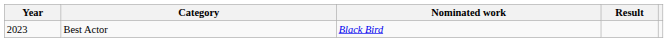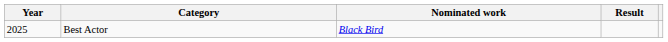(17, 29) 2023 -> (17, 29) 2025
